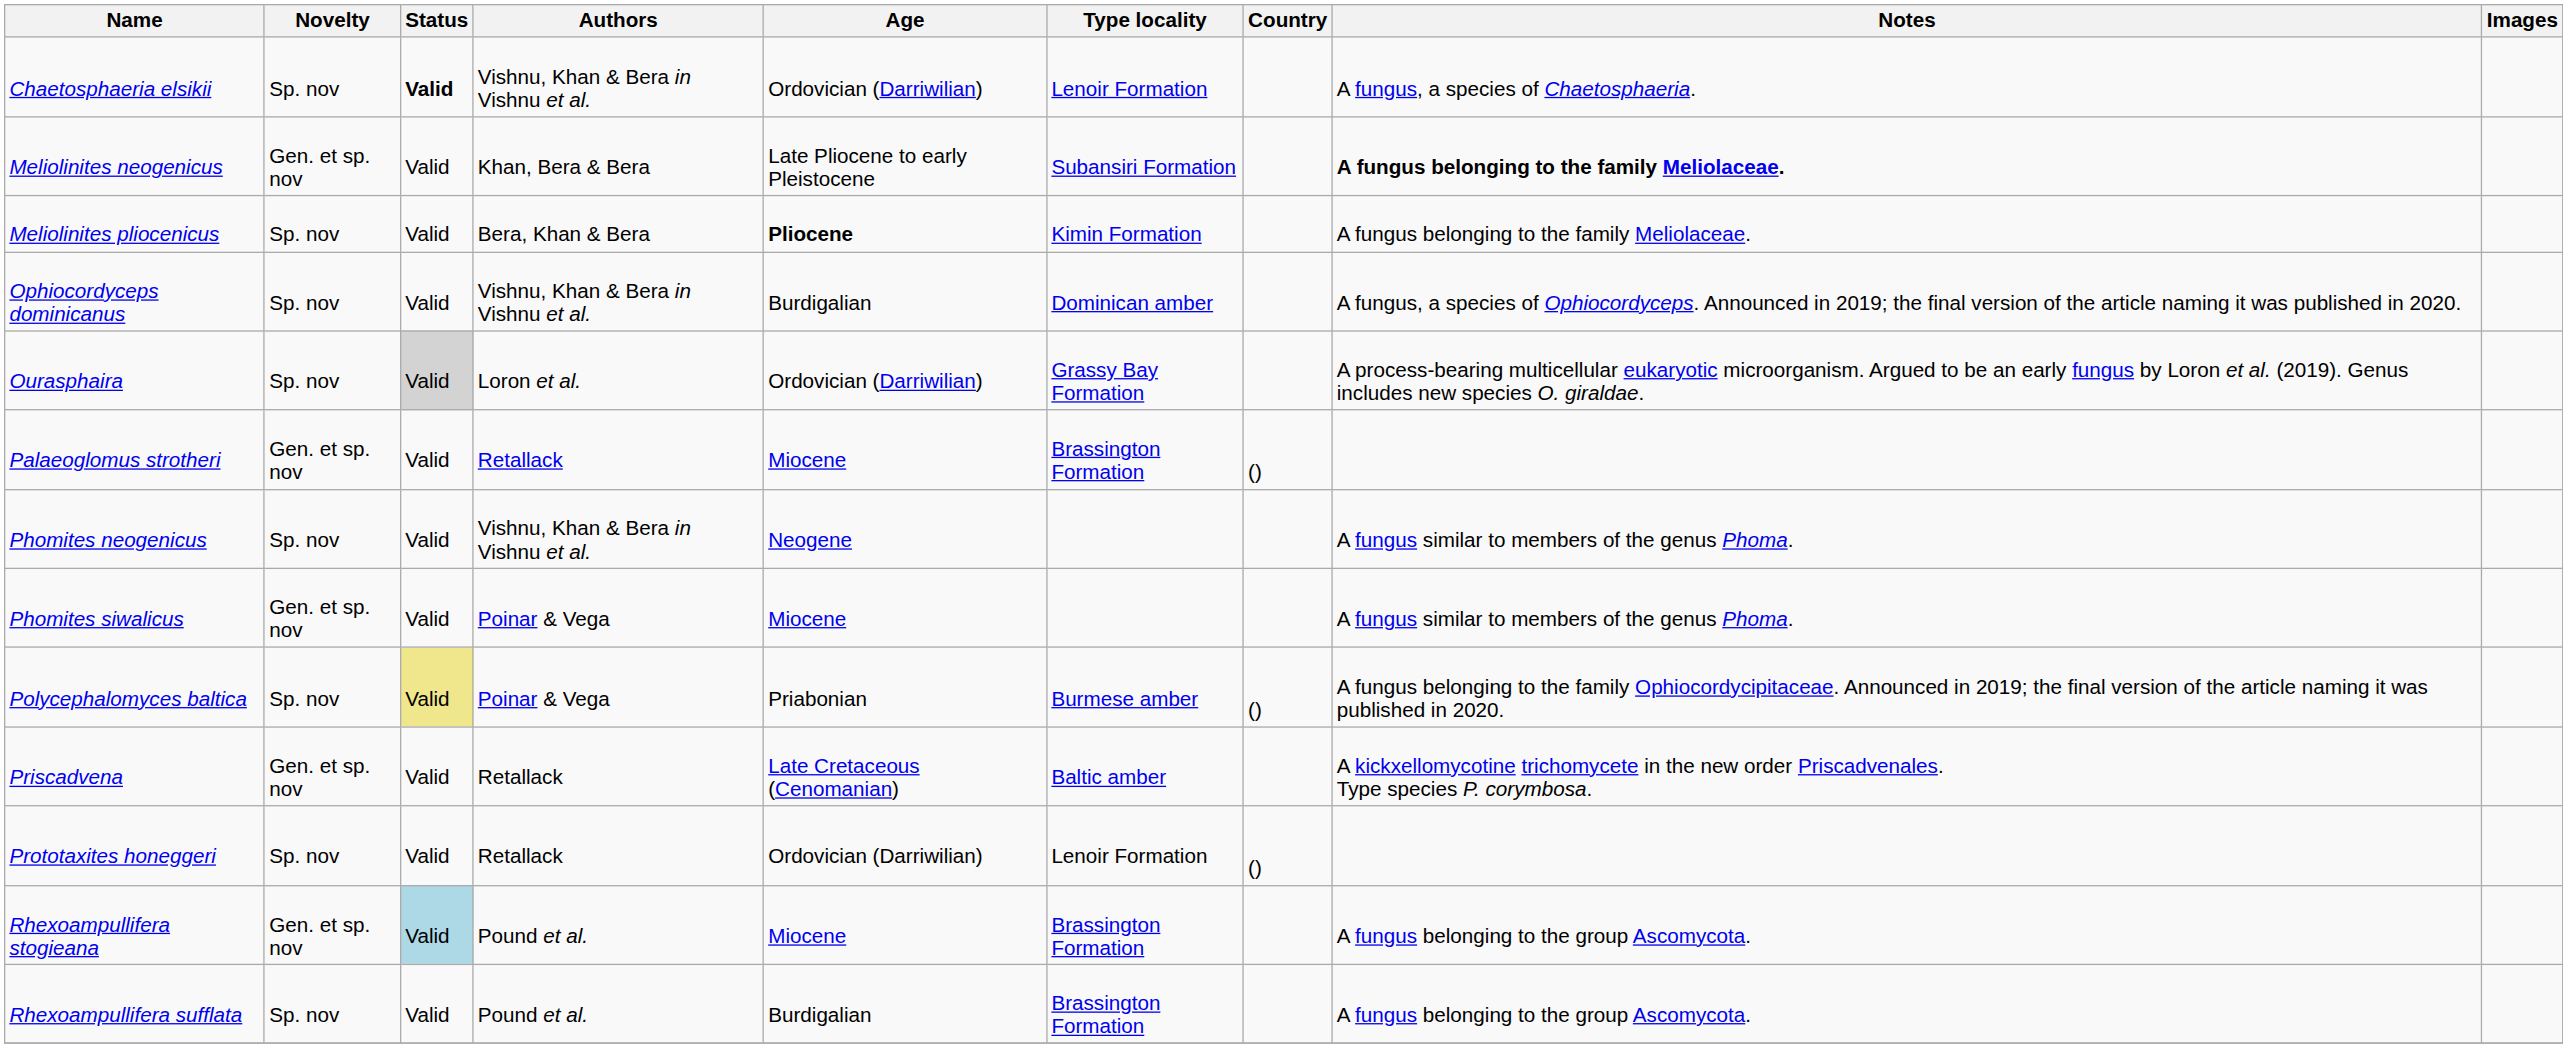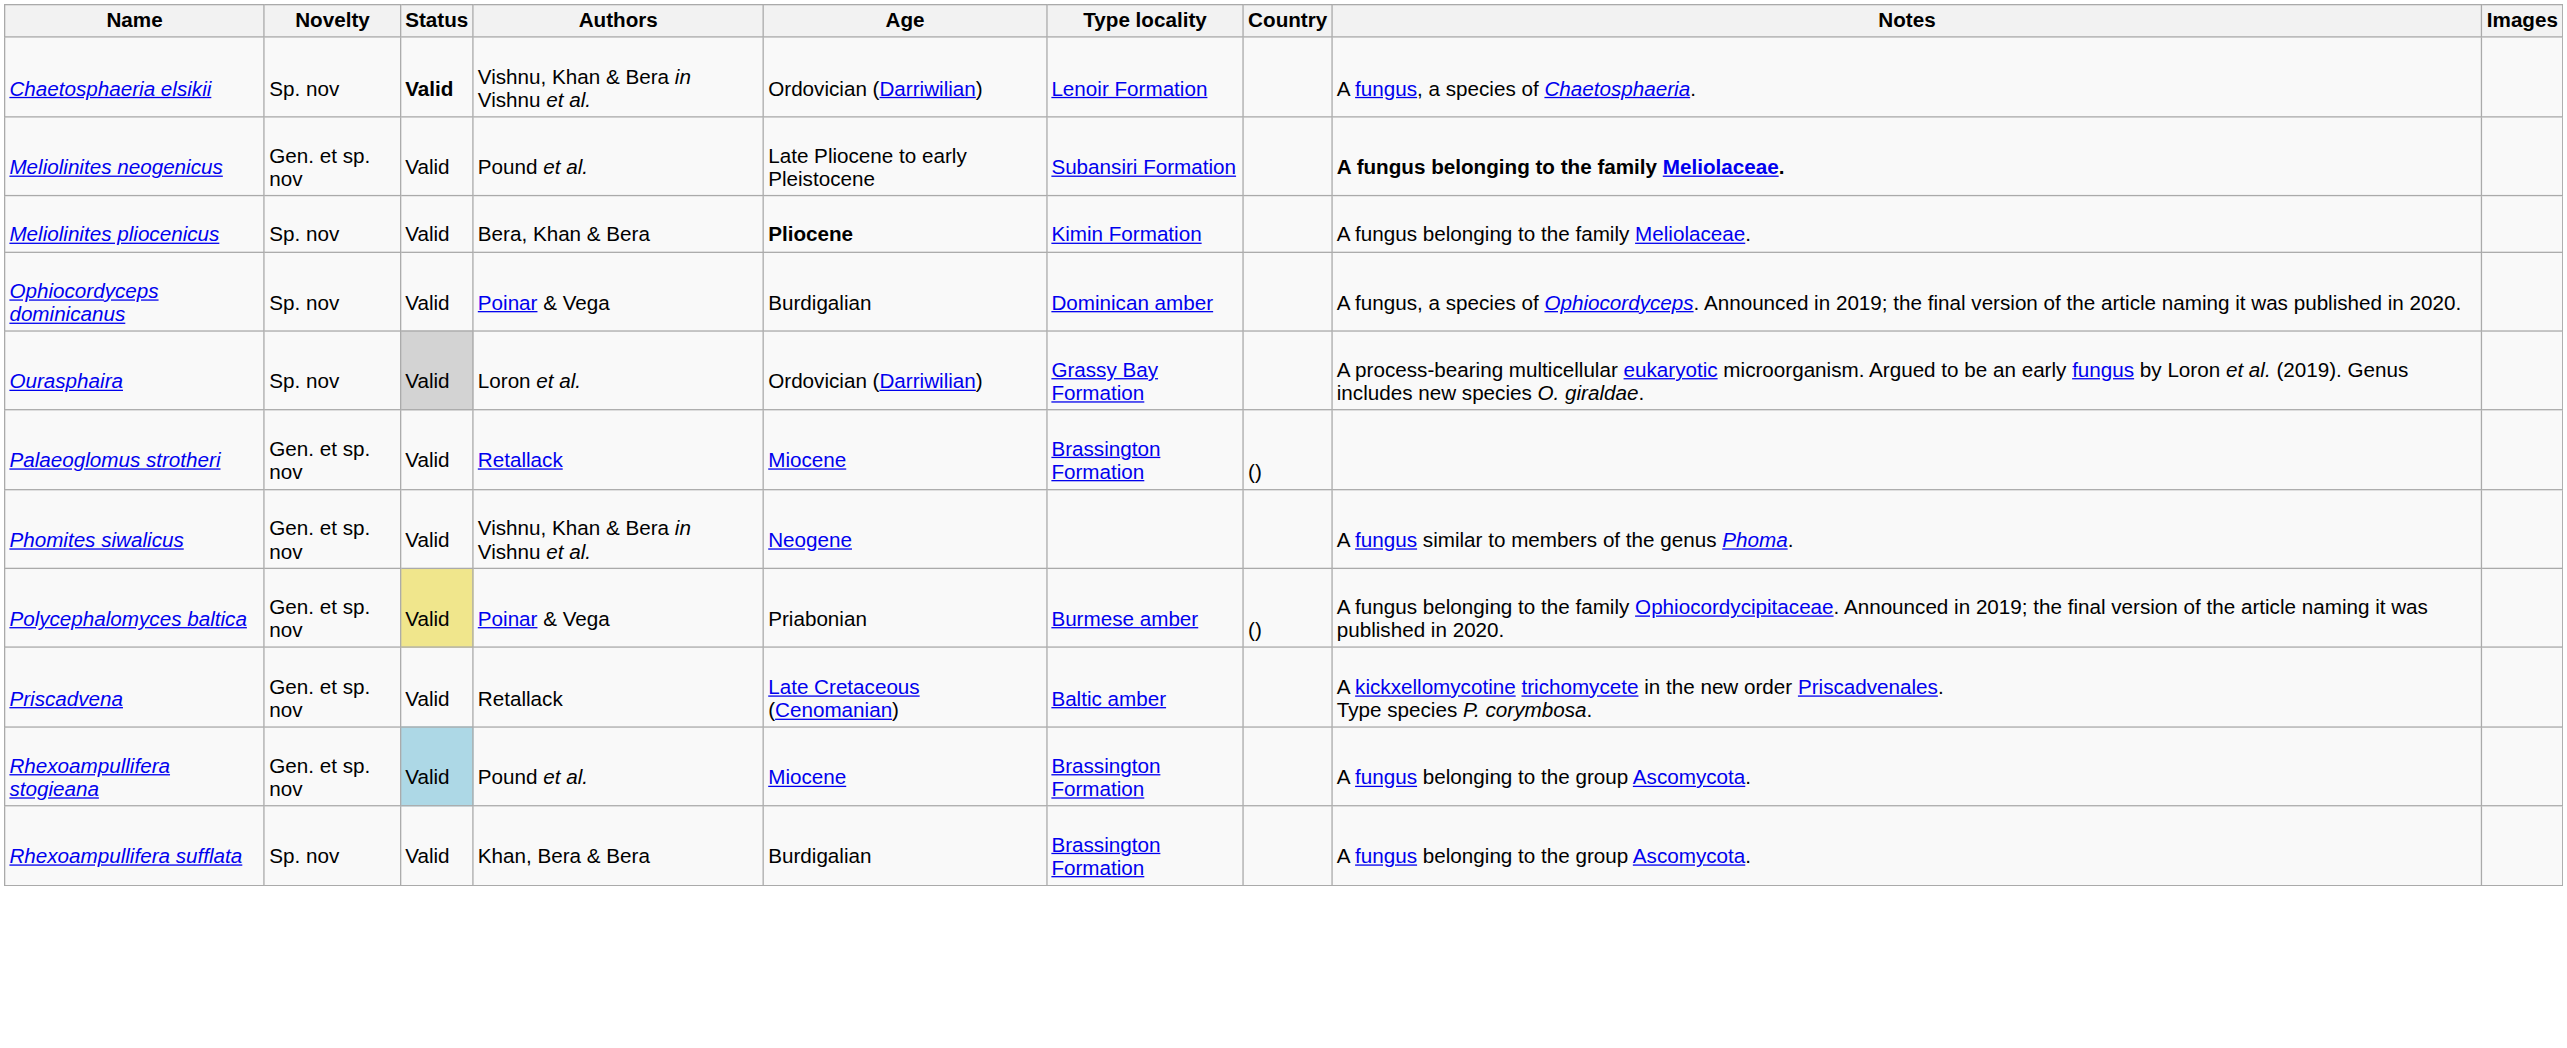(564, 167) Khan, Bera & Bera -> (533, 167) Pound et al.
(584, 302) Vishnu, Khan & Bera in Vishnu et al. -> (544, 302) Poinar & Vega
- row: (108, 540)
(544, 619) Poinar & Vega -> (584, 540) Vishnu, Khan & Bera in Vishnu et al.
(807, 619) Miocene -> (810, 540) Neogene
(304, 698) Sp. nov -> (320, 619) Gen. et sp. nov
- row: (113, 856)
(533, 1015) Pound et al. -> (564, 856) Khan, Bera & Bera
